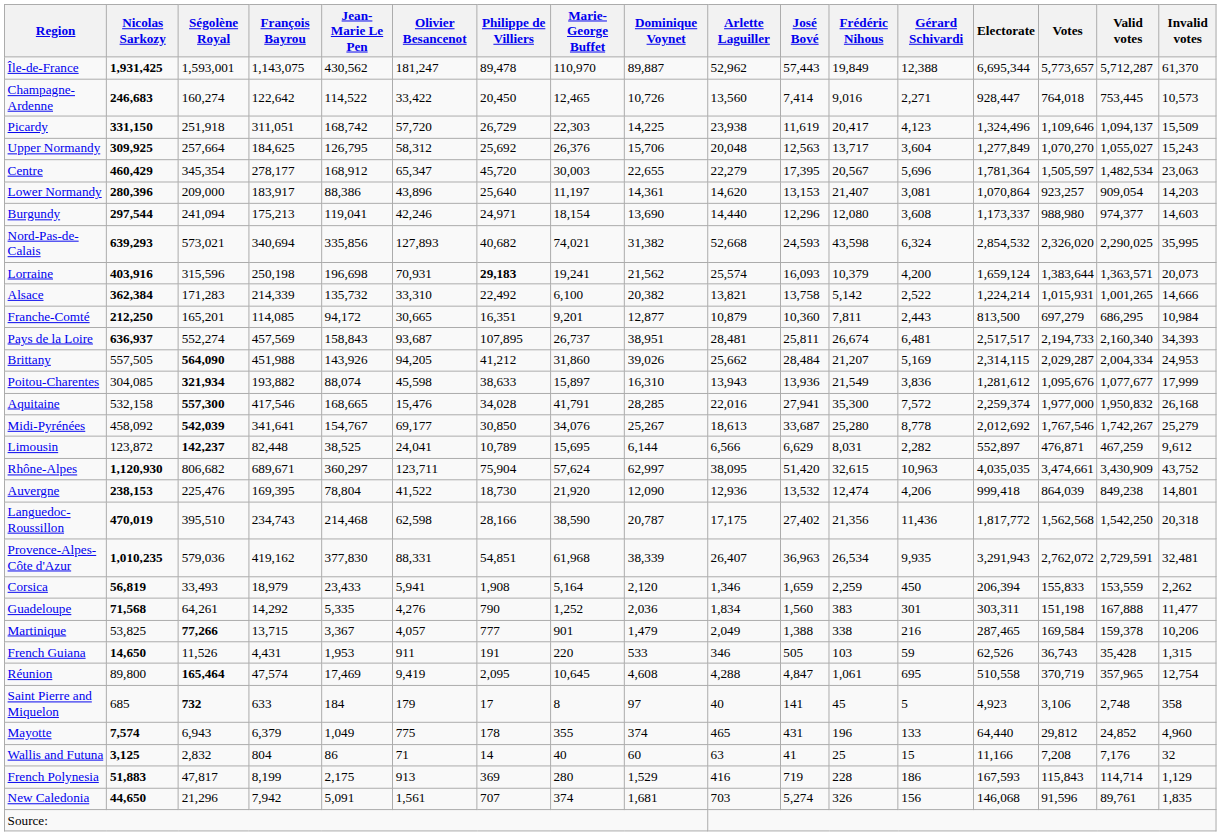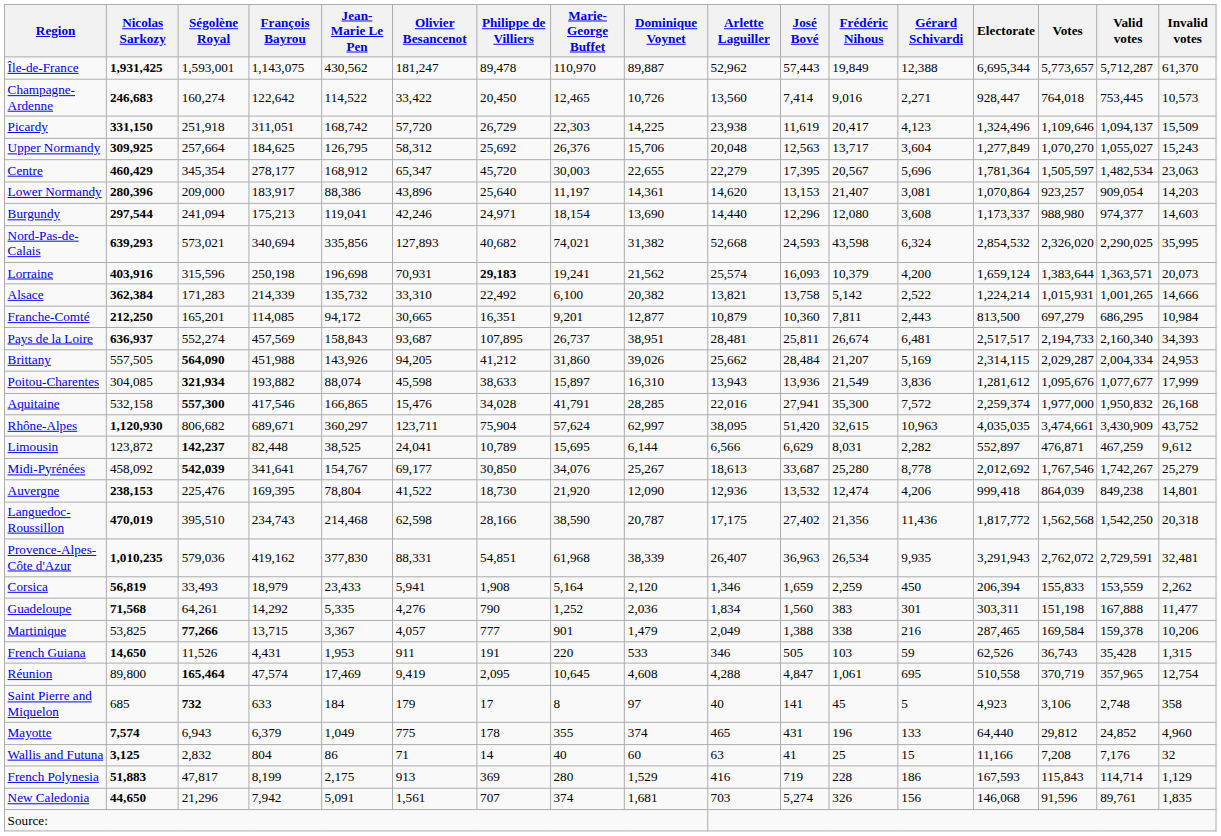(346, 403) 168,665 -> (346, 403) 166,865
rows swapped: (46, 425) <-> (42, 468)
